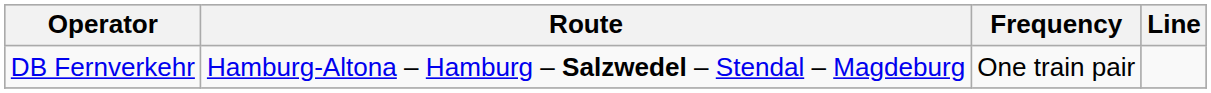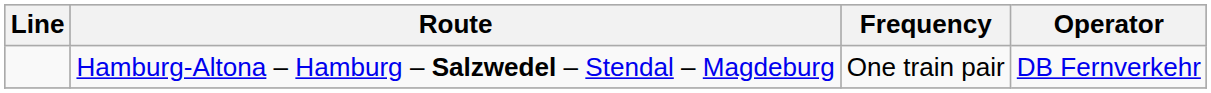columns swapped: (1174, 25) <-> (103, 25)
